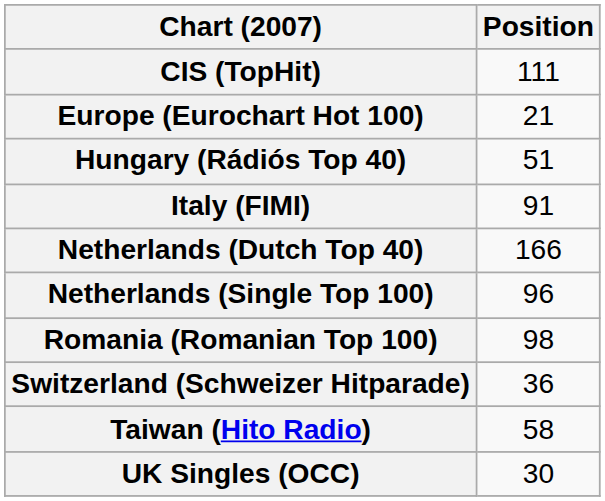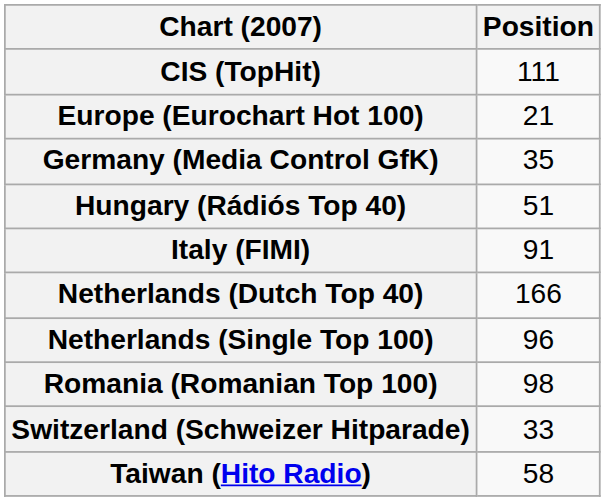+ row: (241, 160)
(538, 384) 36 -> (538, 428) 33
- row: (241, 473)
